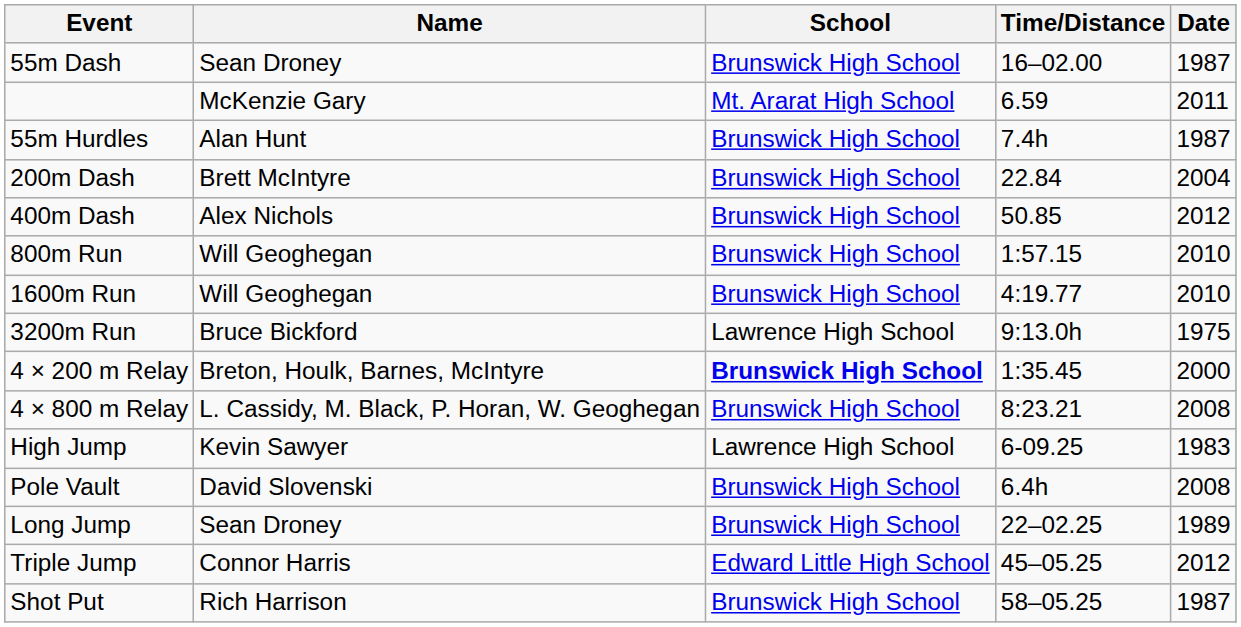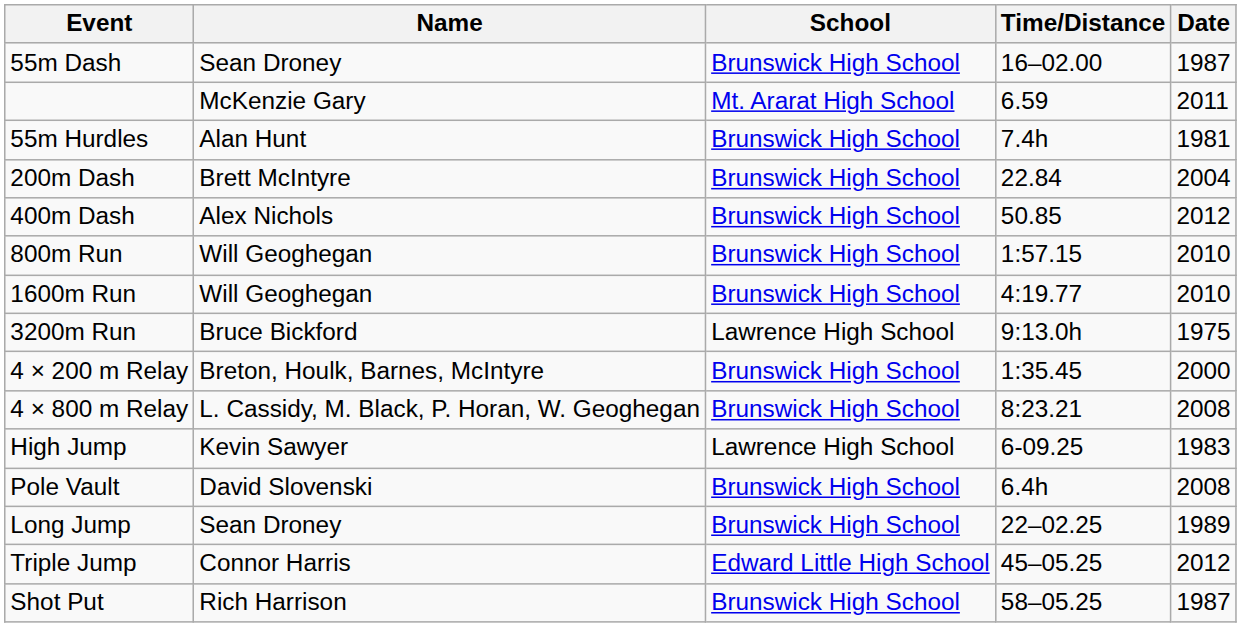(1204, 139) 1987 -> (1204, 139) 1981
(847, 370) bold -> (836, 370) normal
